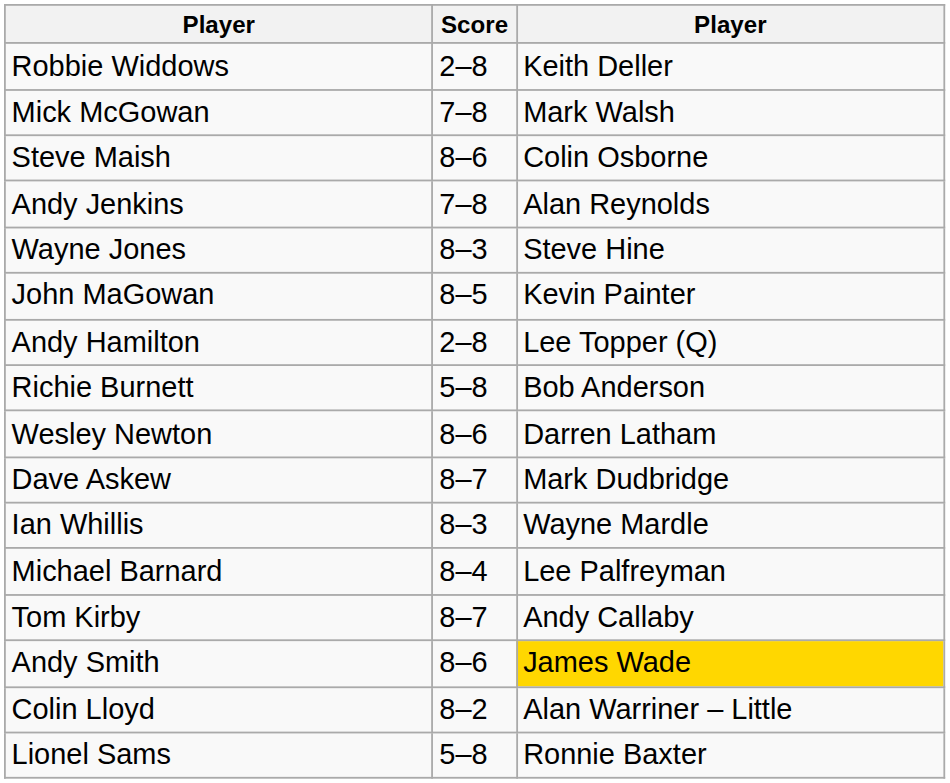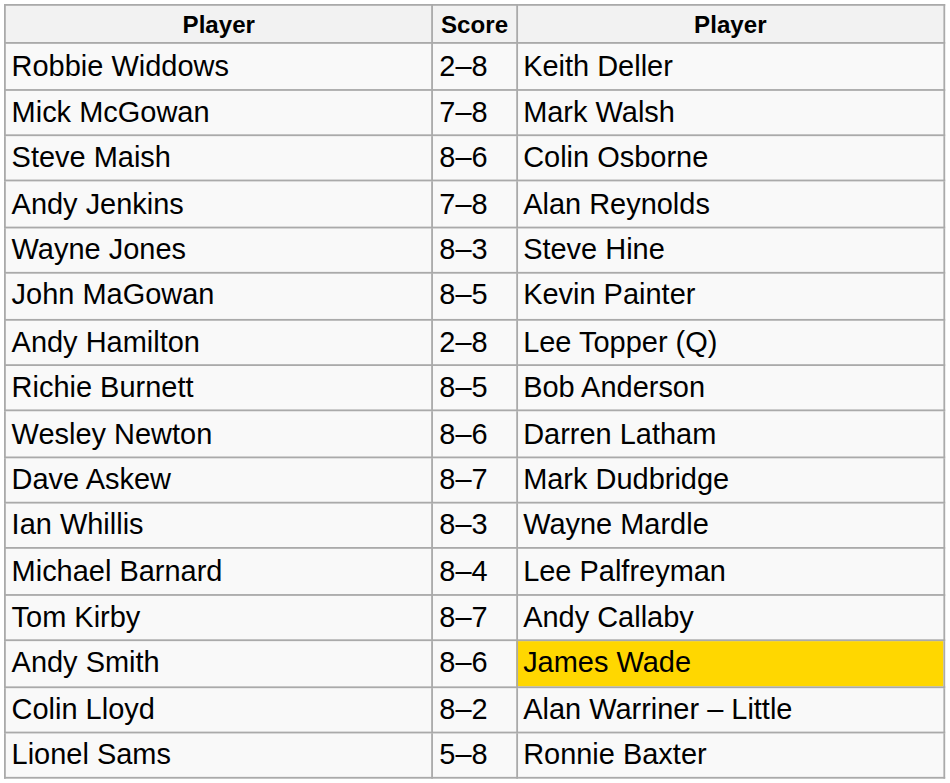(463, 387) 5–8 -> (463, 387) 8–5
